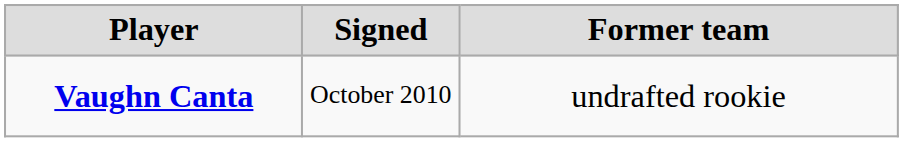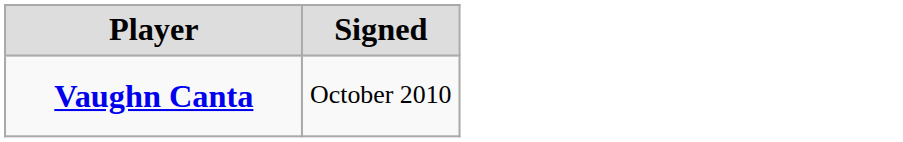- column: (679, 30)
